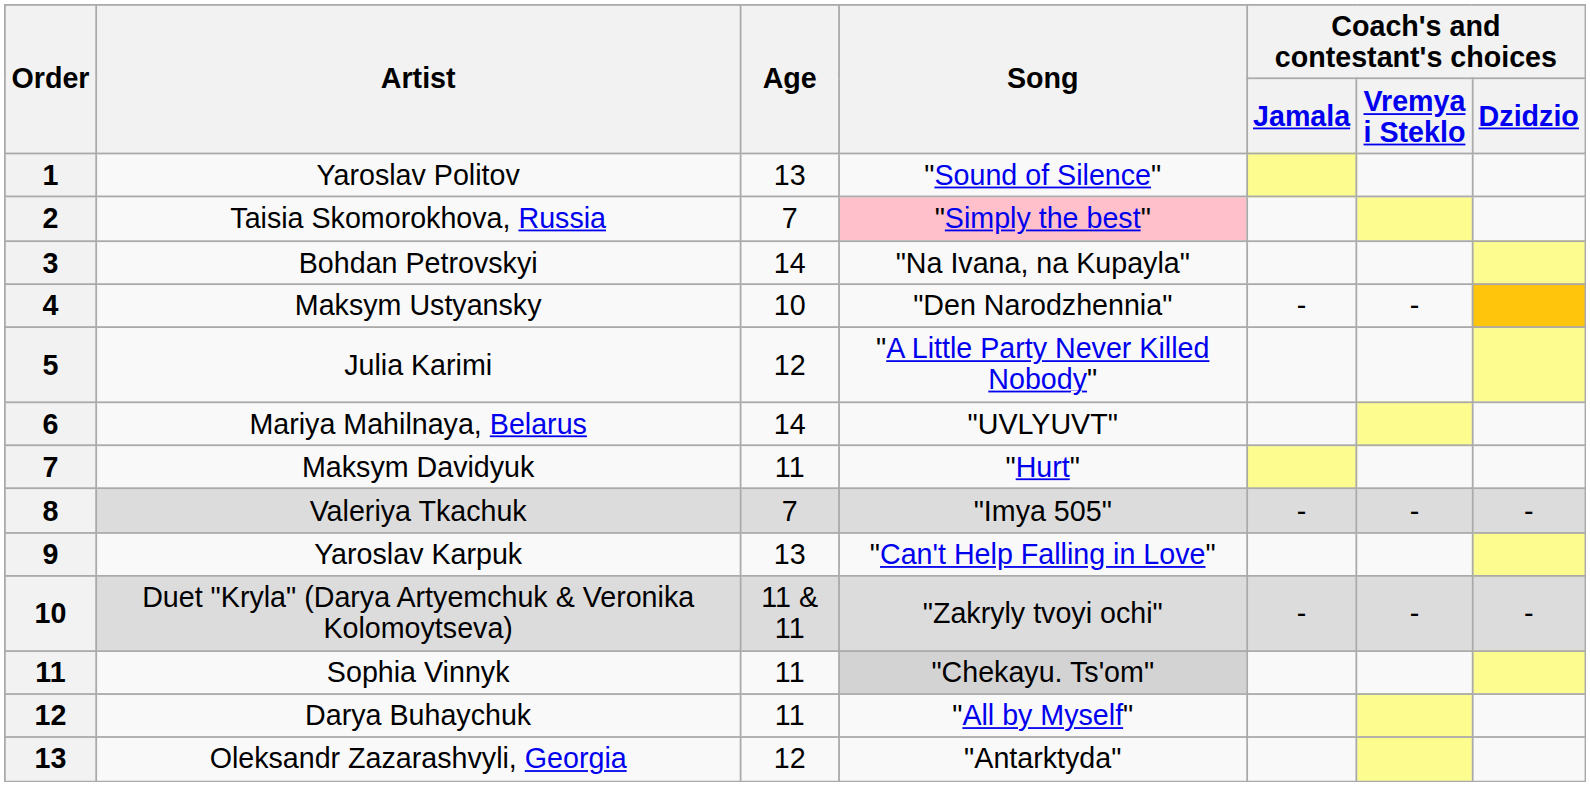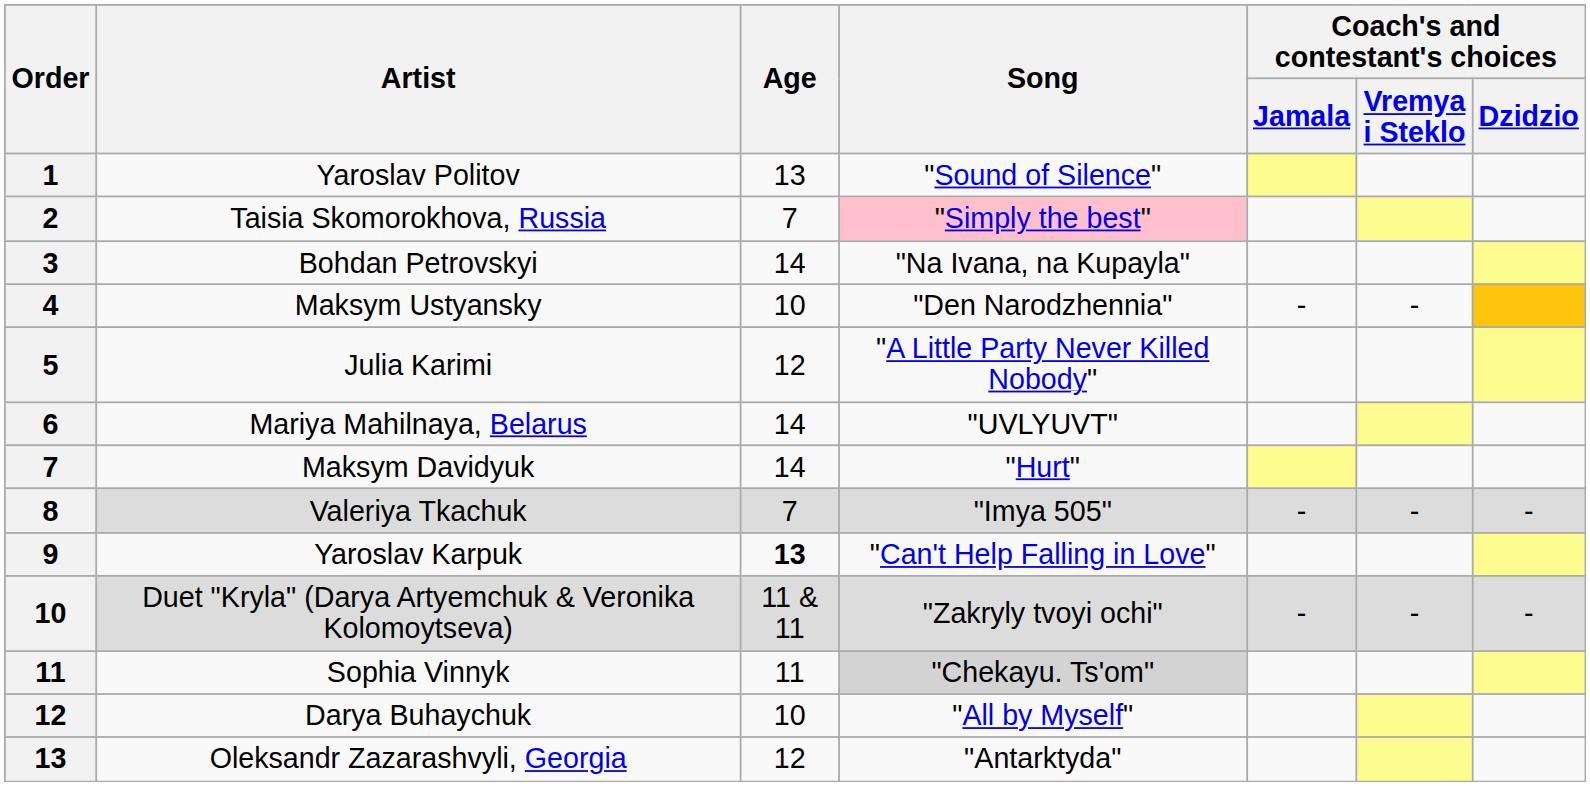(790, 467) 11 -> (790, 467) 14
(790, 554) normal -> (790, 554) bold
(790, 716) 11 -> (790, 716) 10
